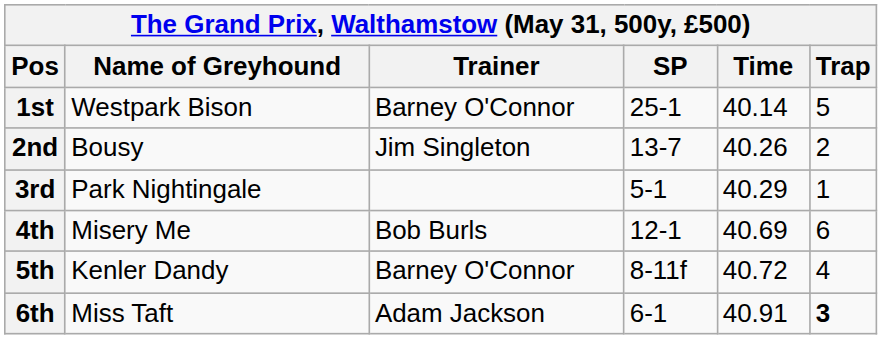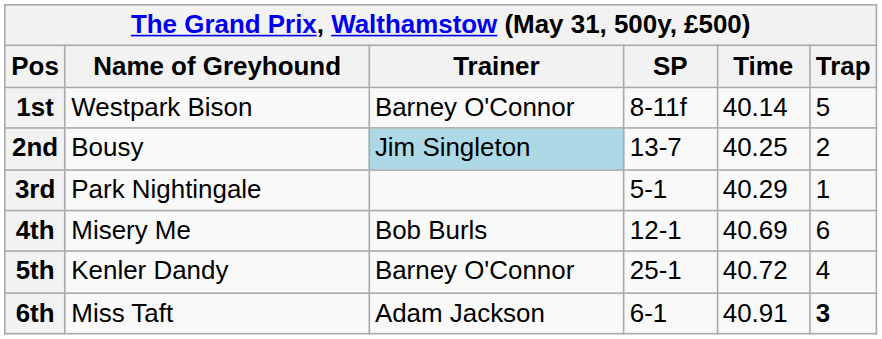(656, 107) 25-1 -> (658, 107) 8-11f
(453, 148) no background -> (453, 148) lightblue background
(755, 148) 40.26 -> (755, 148) 40.25
(658, 271) 8-11f -> (656, 271) 25-1
